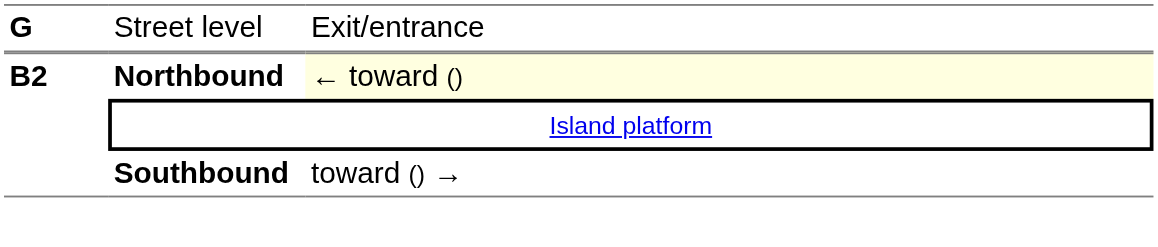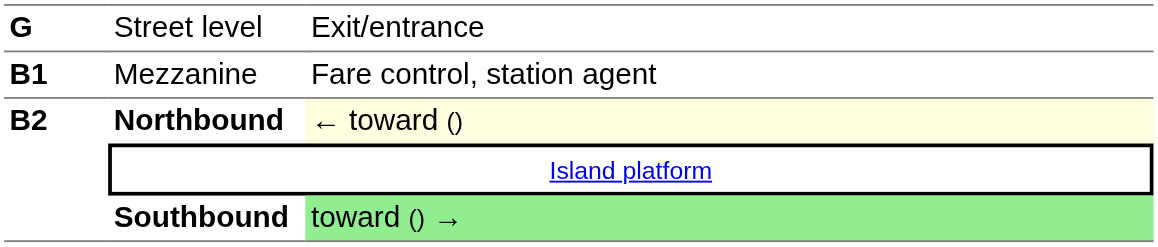+ row: (186, 74)
(387, 172) no background -> (387, 217) lightgreen background
